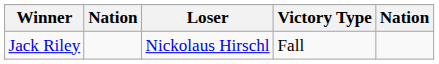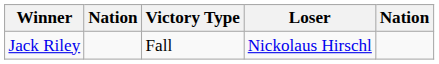columns swapped: (325, 18) <-> (208, 18)
